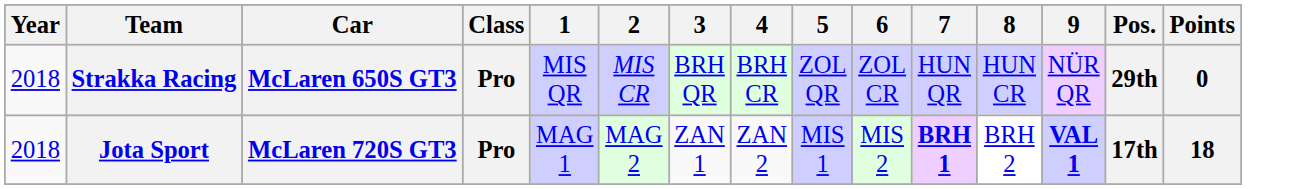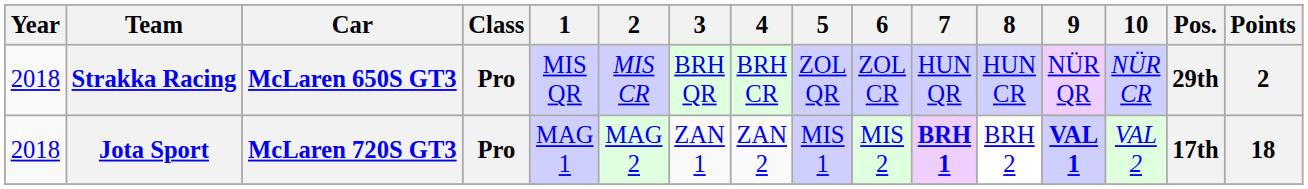+ column: (1136, 24)
(1202, 79) 0 -> (1263, 79) 2
